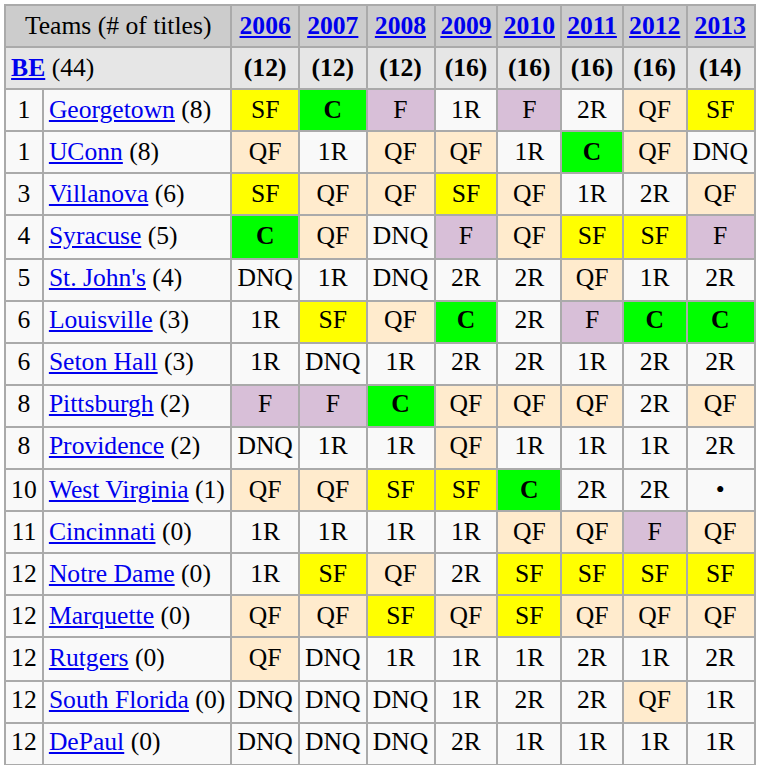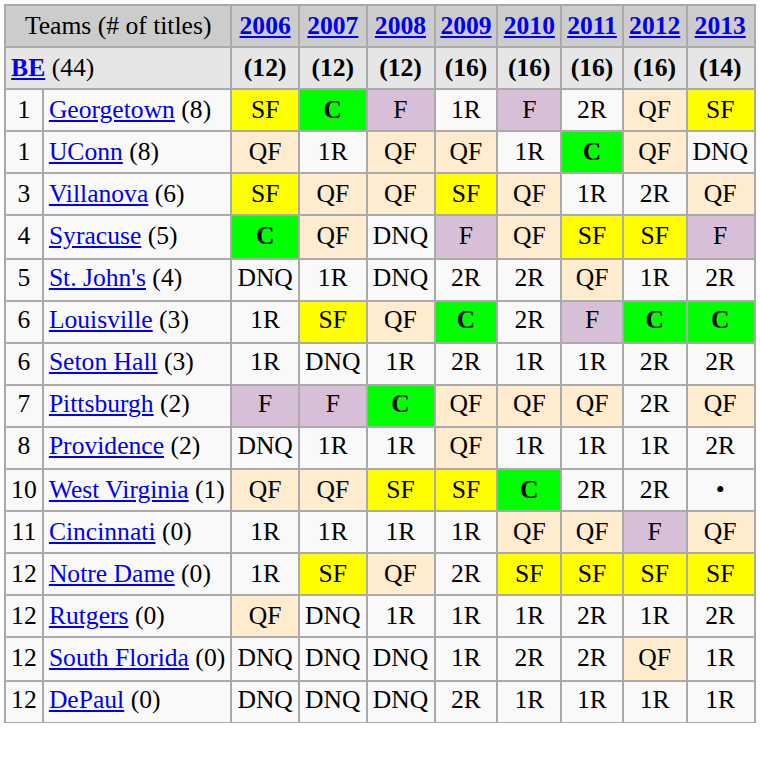(529, 362) 2R -> (529, 362) 1R
(24, 405) 8 -> (24, 405) 7
- row: (120, 616)
